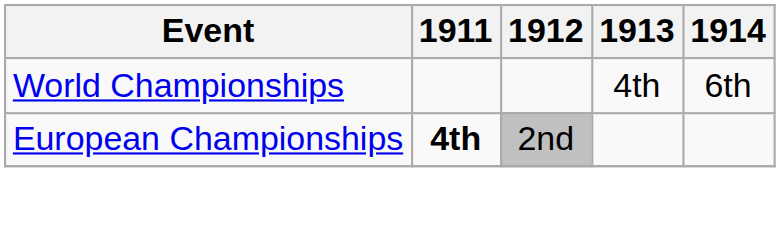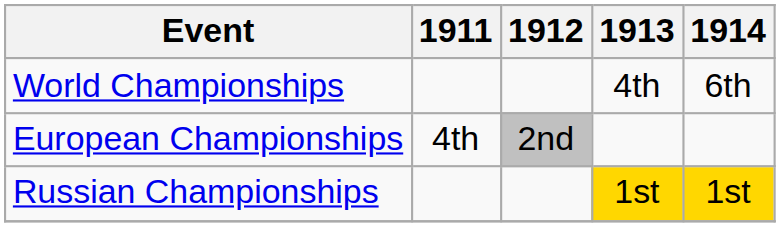(456, 138) bold -> (456, 138) normal
+ row: (196, 192)
